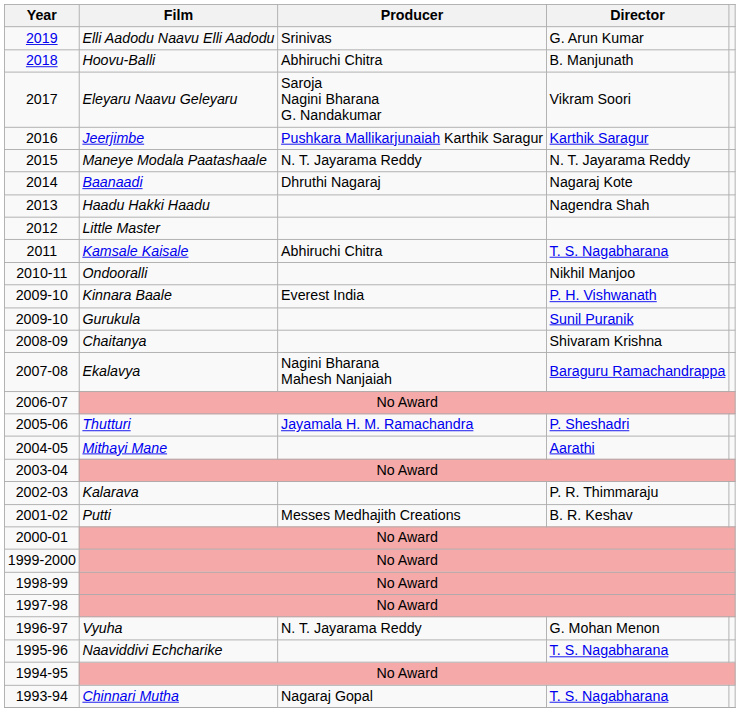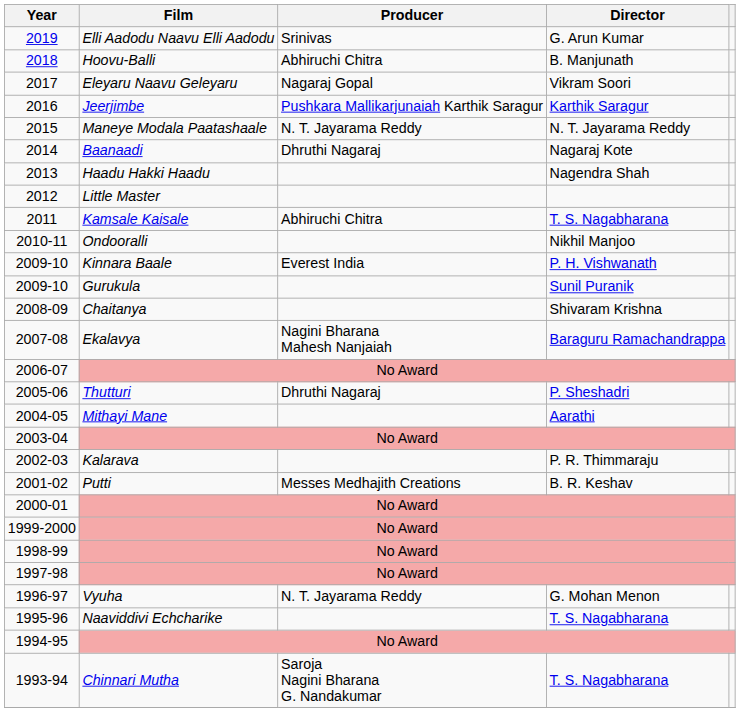(331, 99) Saroja Nagini Bharana G. Nandakumar -> (327, 83) Nagaraj Gopal
(377, 425) Jayamala H. M. Ramachandra -> (331, 393) Dhruthi Nagaraj
(327, 696) Nagaraj Gopal -> (331, 680) Saroja Nagini Bharana G. Nandakumar
